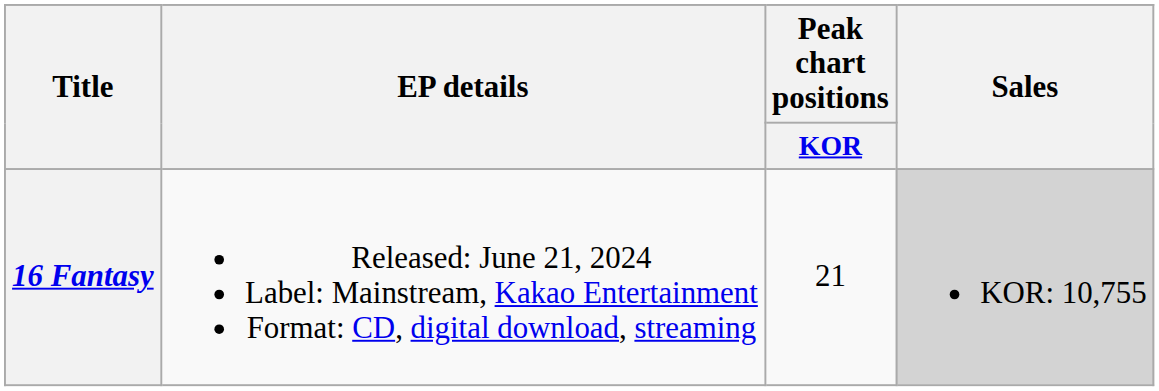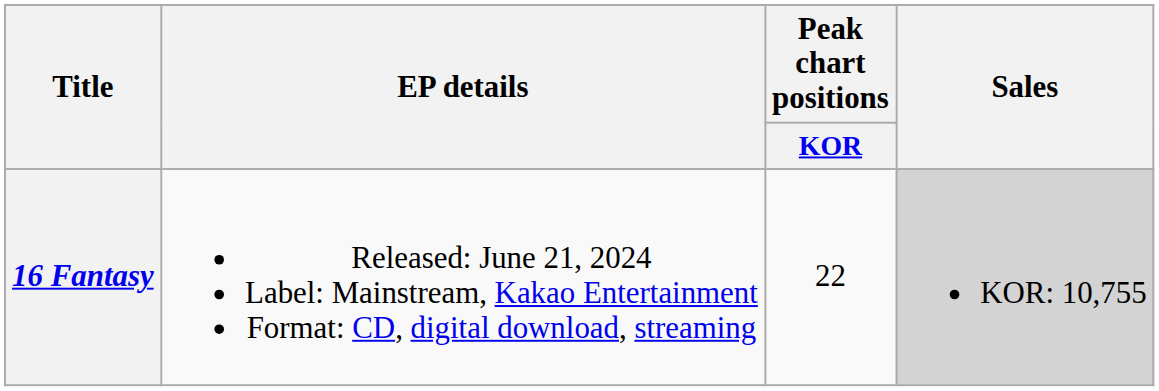(830, 276) 21 -> (830, 276) 22
